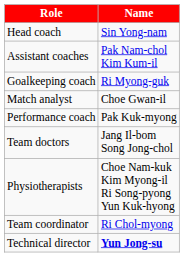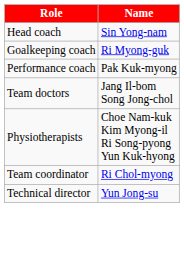- row: (48, 56)
- row: (39, 99)
(132, 242) bold -> (130, 193) normal
